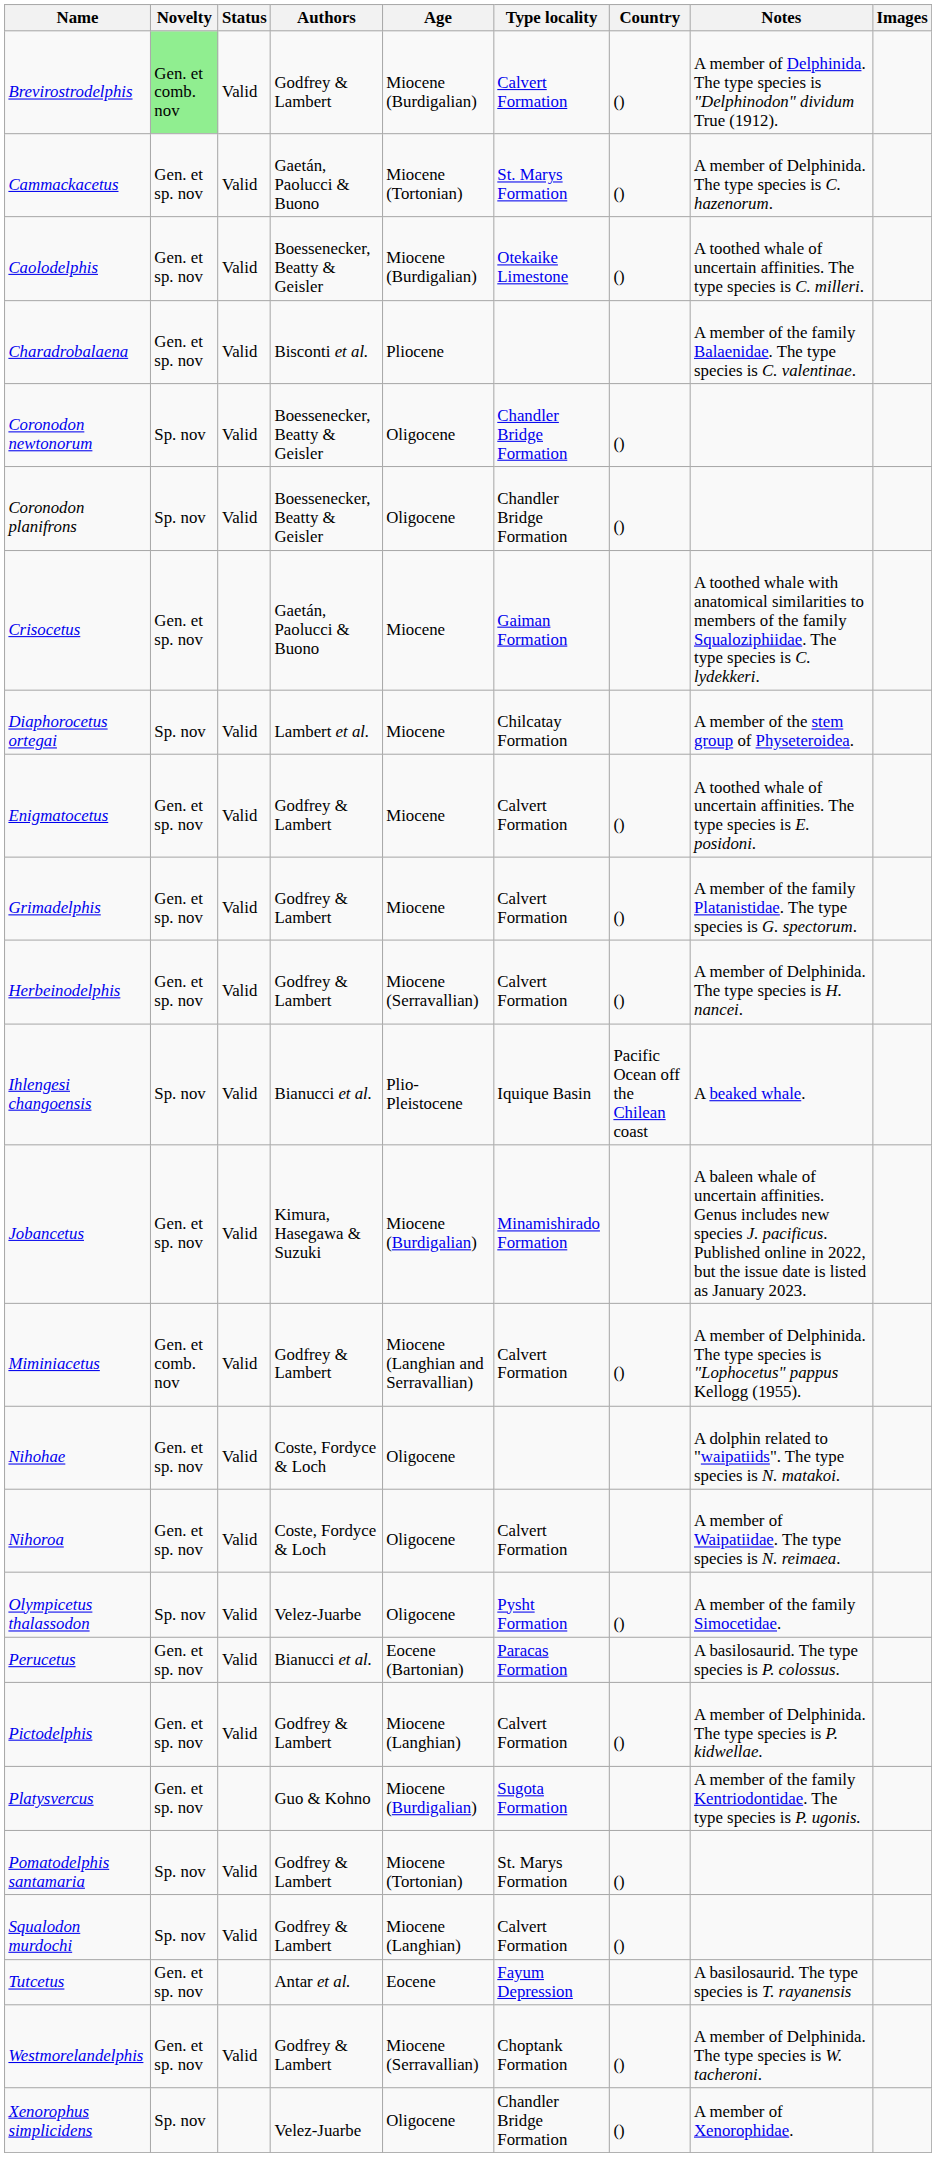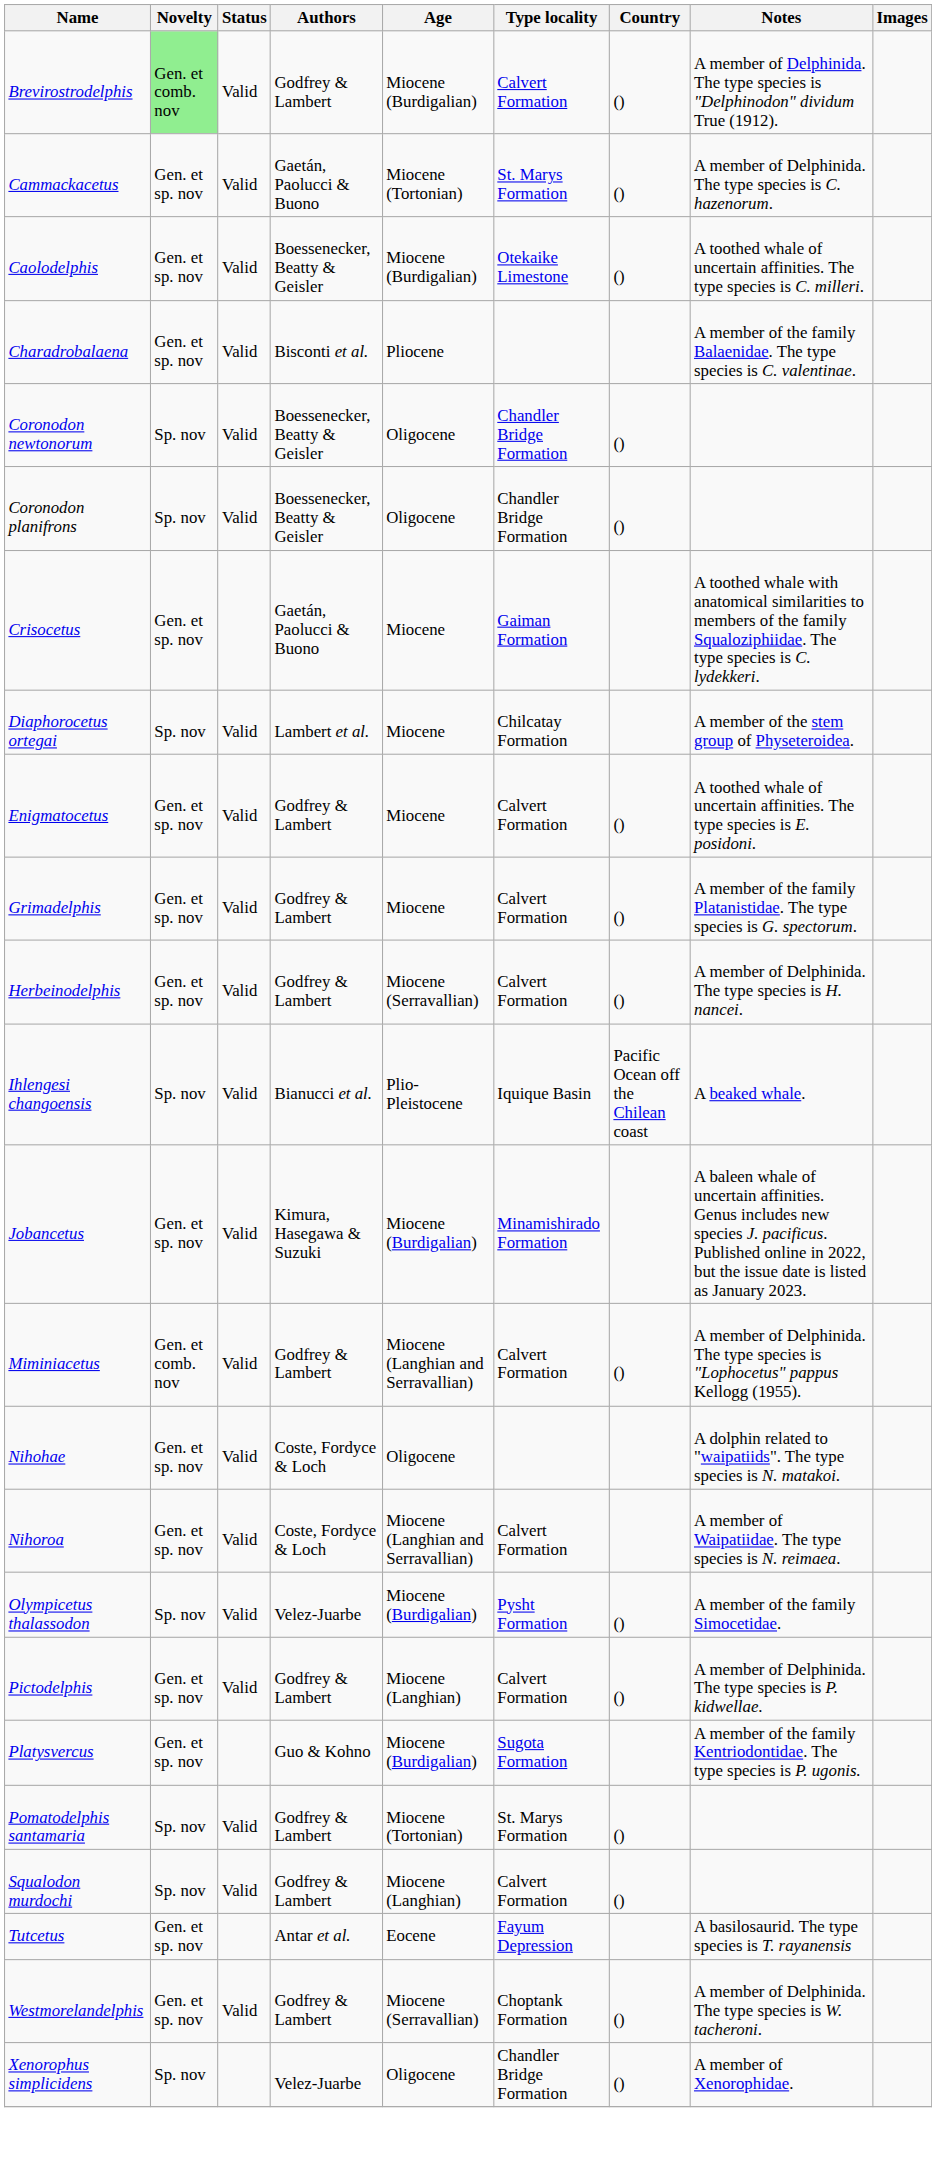(421, 1540) Oligocene -> (435, 1540) Miocene (Langhian and Serravallian)
(421, 1614) Oligocene -> (431, 1604) Miocene (Burdigalian)
- row: (42, 1659)
